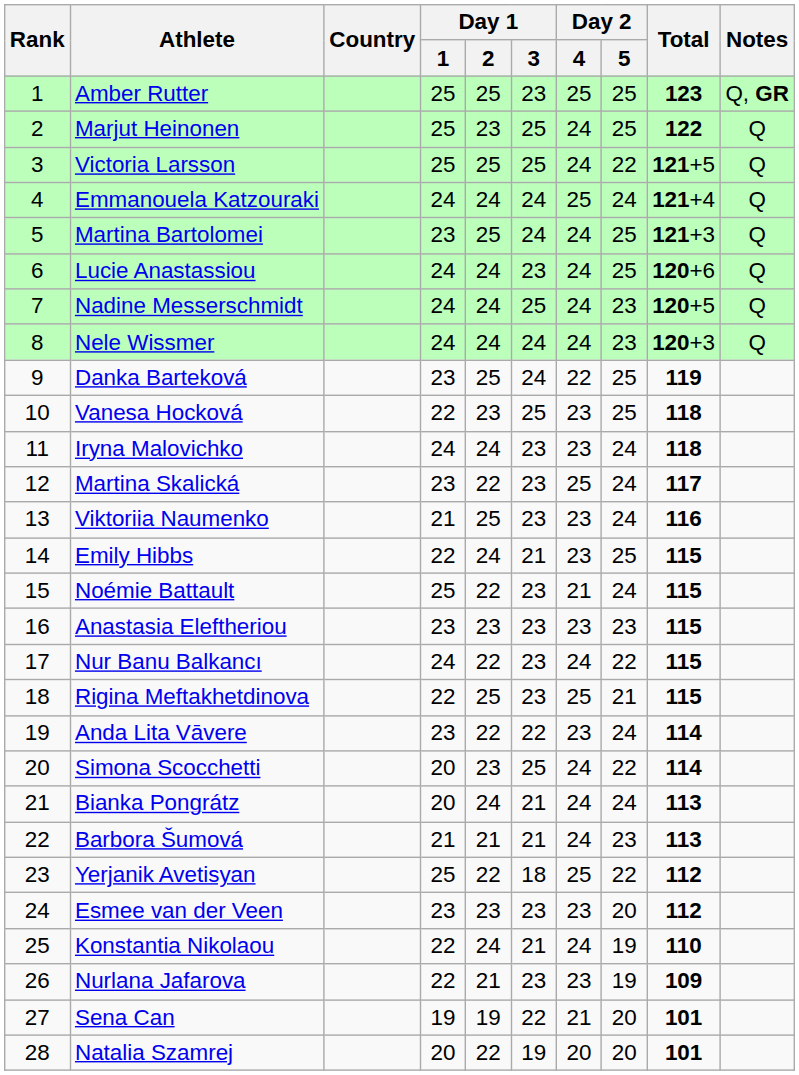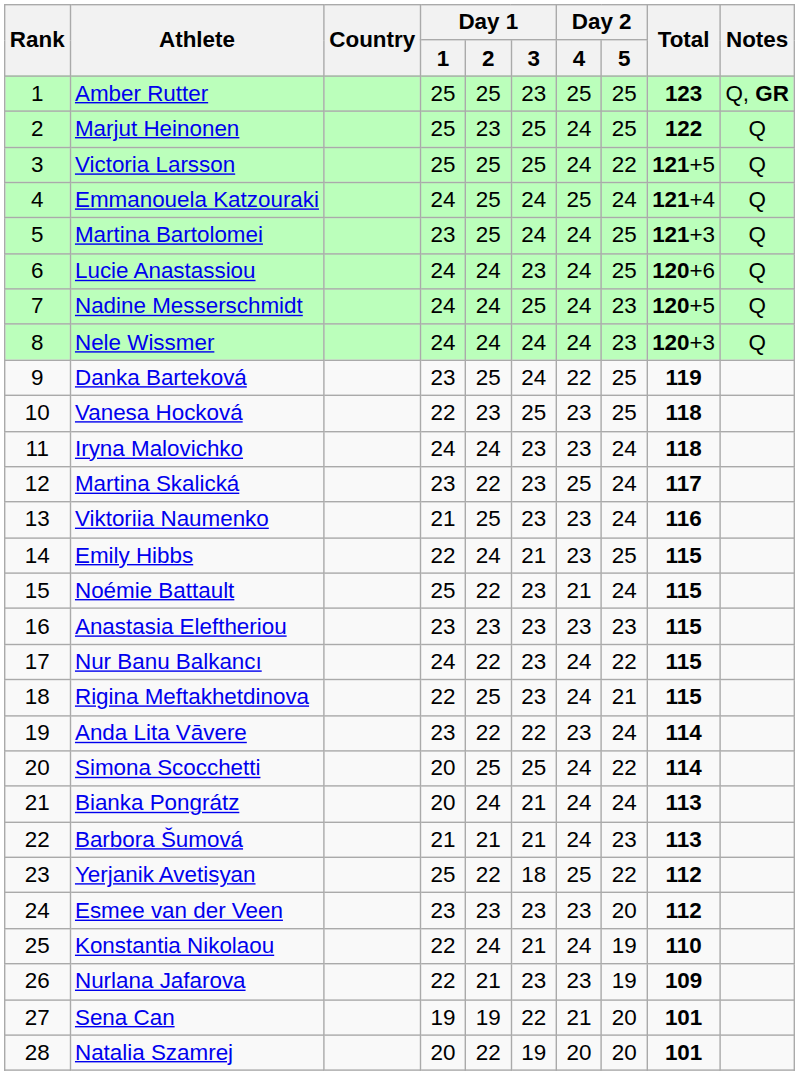(488, 199) 24 -> (488, 199) 25
(579, 697) 25 -> (579, 697) 24
(488, 768) 23 -> (488, 768) 25
